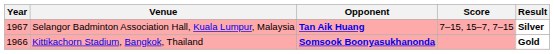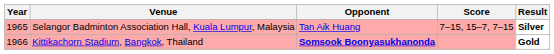(17, 27) 1967 -> (17, 27) 1965
(332, 27) bold -> (330, 27) normal
